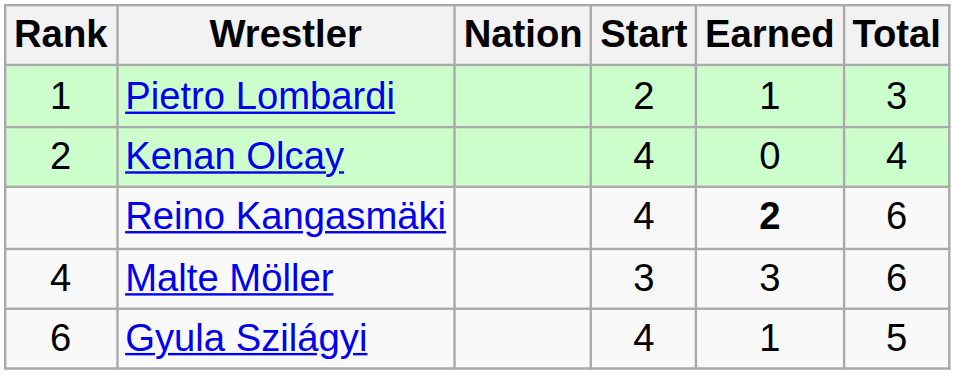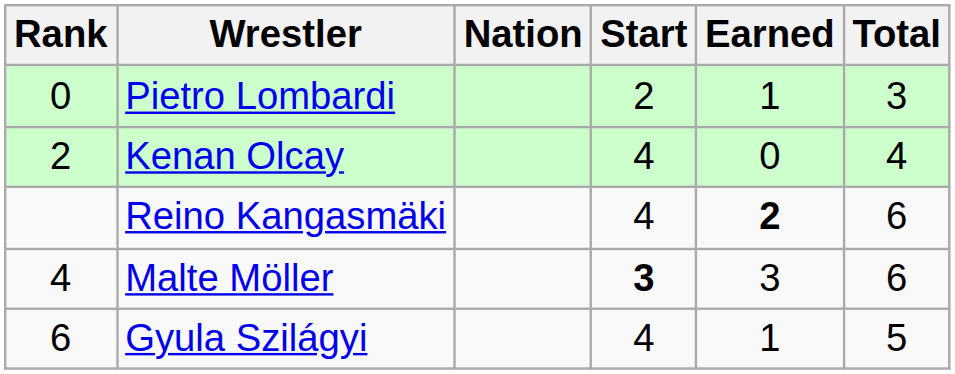(61, 95) 1 -> (61, 95) 0
(644, 277) normal -> (644, 277) bold
